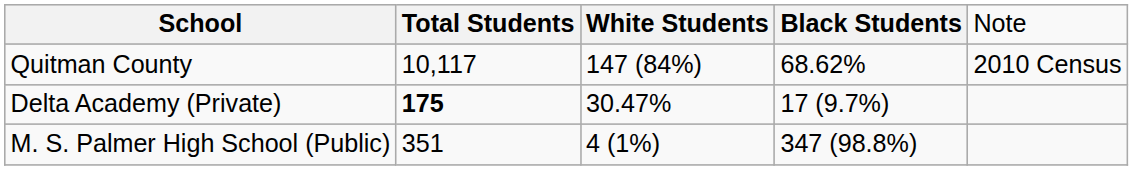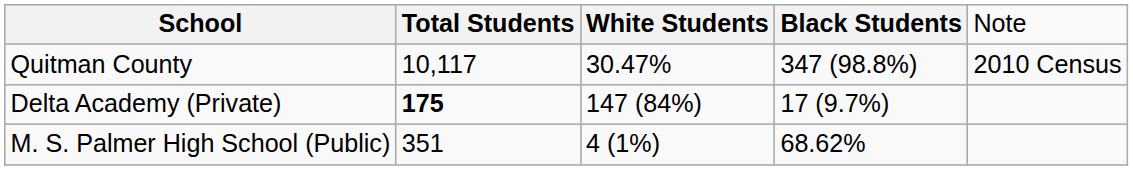(644, 64) 147 (84%) -> (629, 64) 30.47%
(823, 64) 68.62% -> (849, 64) 347 (98.8%)
(629, 104) 30.47% -> (644, 104) 147 (84%)
(849, 143) 347 (98.8%) -> (823, 143) 68.62%
